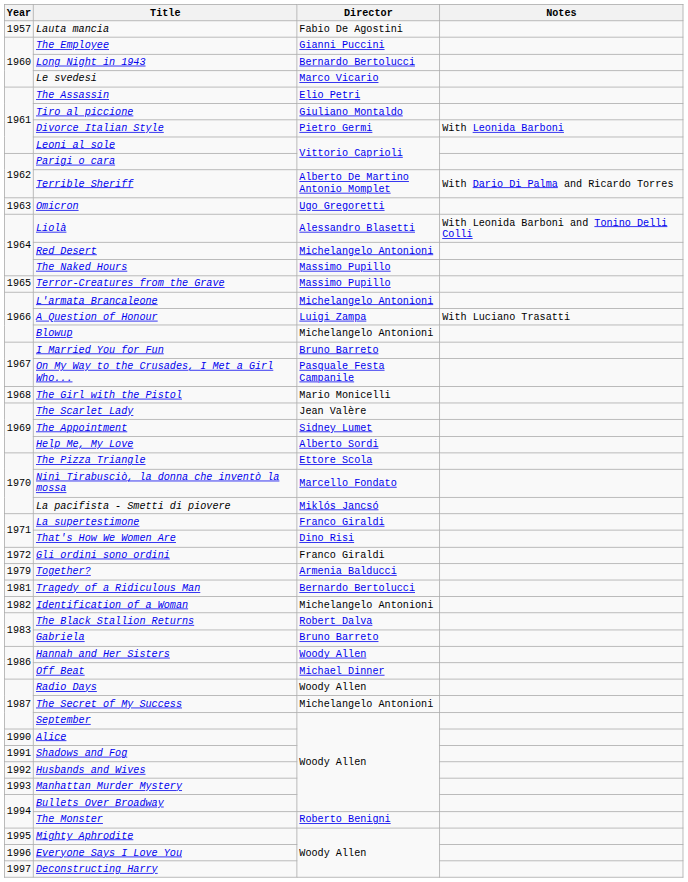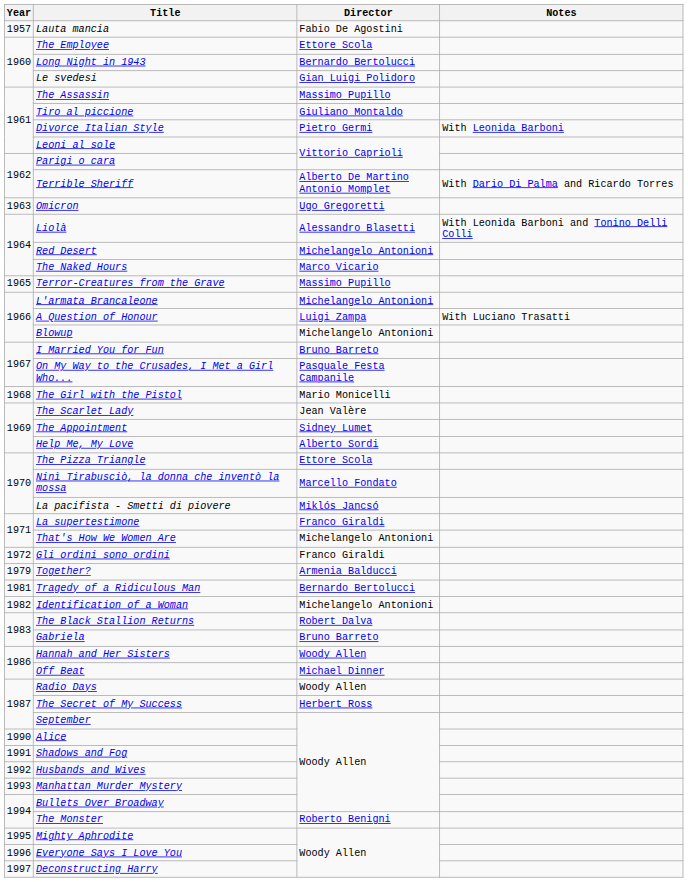(342, 46) Gianni Puccini -> (336, 46) Ettore Scola
(339, 79) Marco Vicario -> (357, 79) Gian Luigi Polidoro
(330, 95) Elio Petri -> (345, 95) Massimo Pupillo
(345, 267) Massimo Pupillo -> (339, 267) Marco Vicario
(327, 539) Dino Risi -> (366, 539) Michelangelo Antonioni
(366, 704) Michelangelo Antonioni -> (336, 704) Herbert Ross
